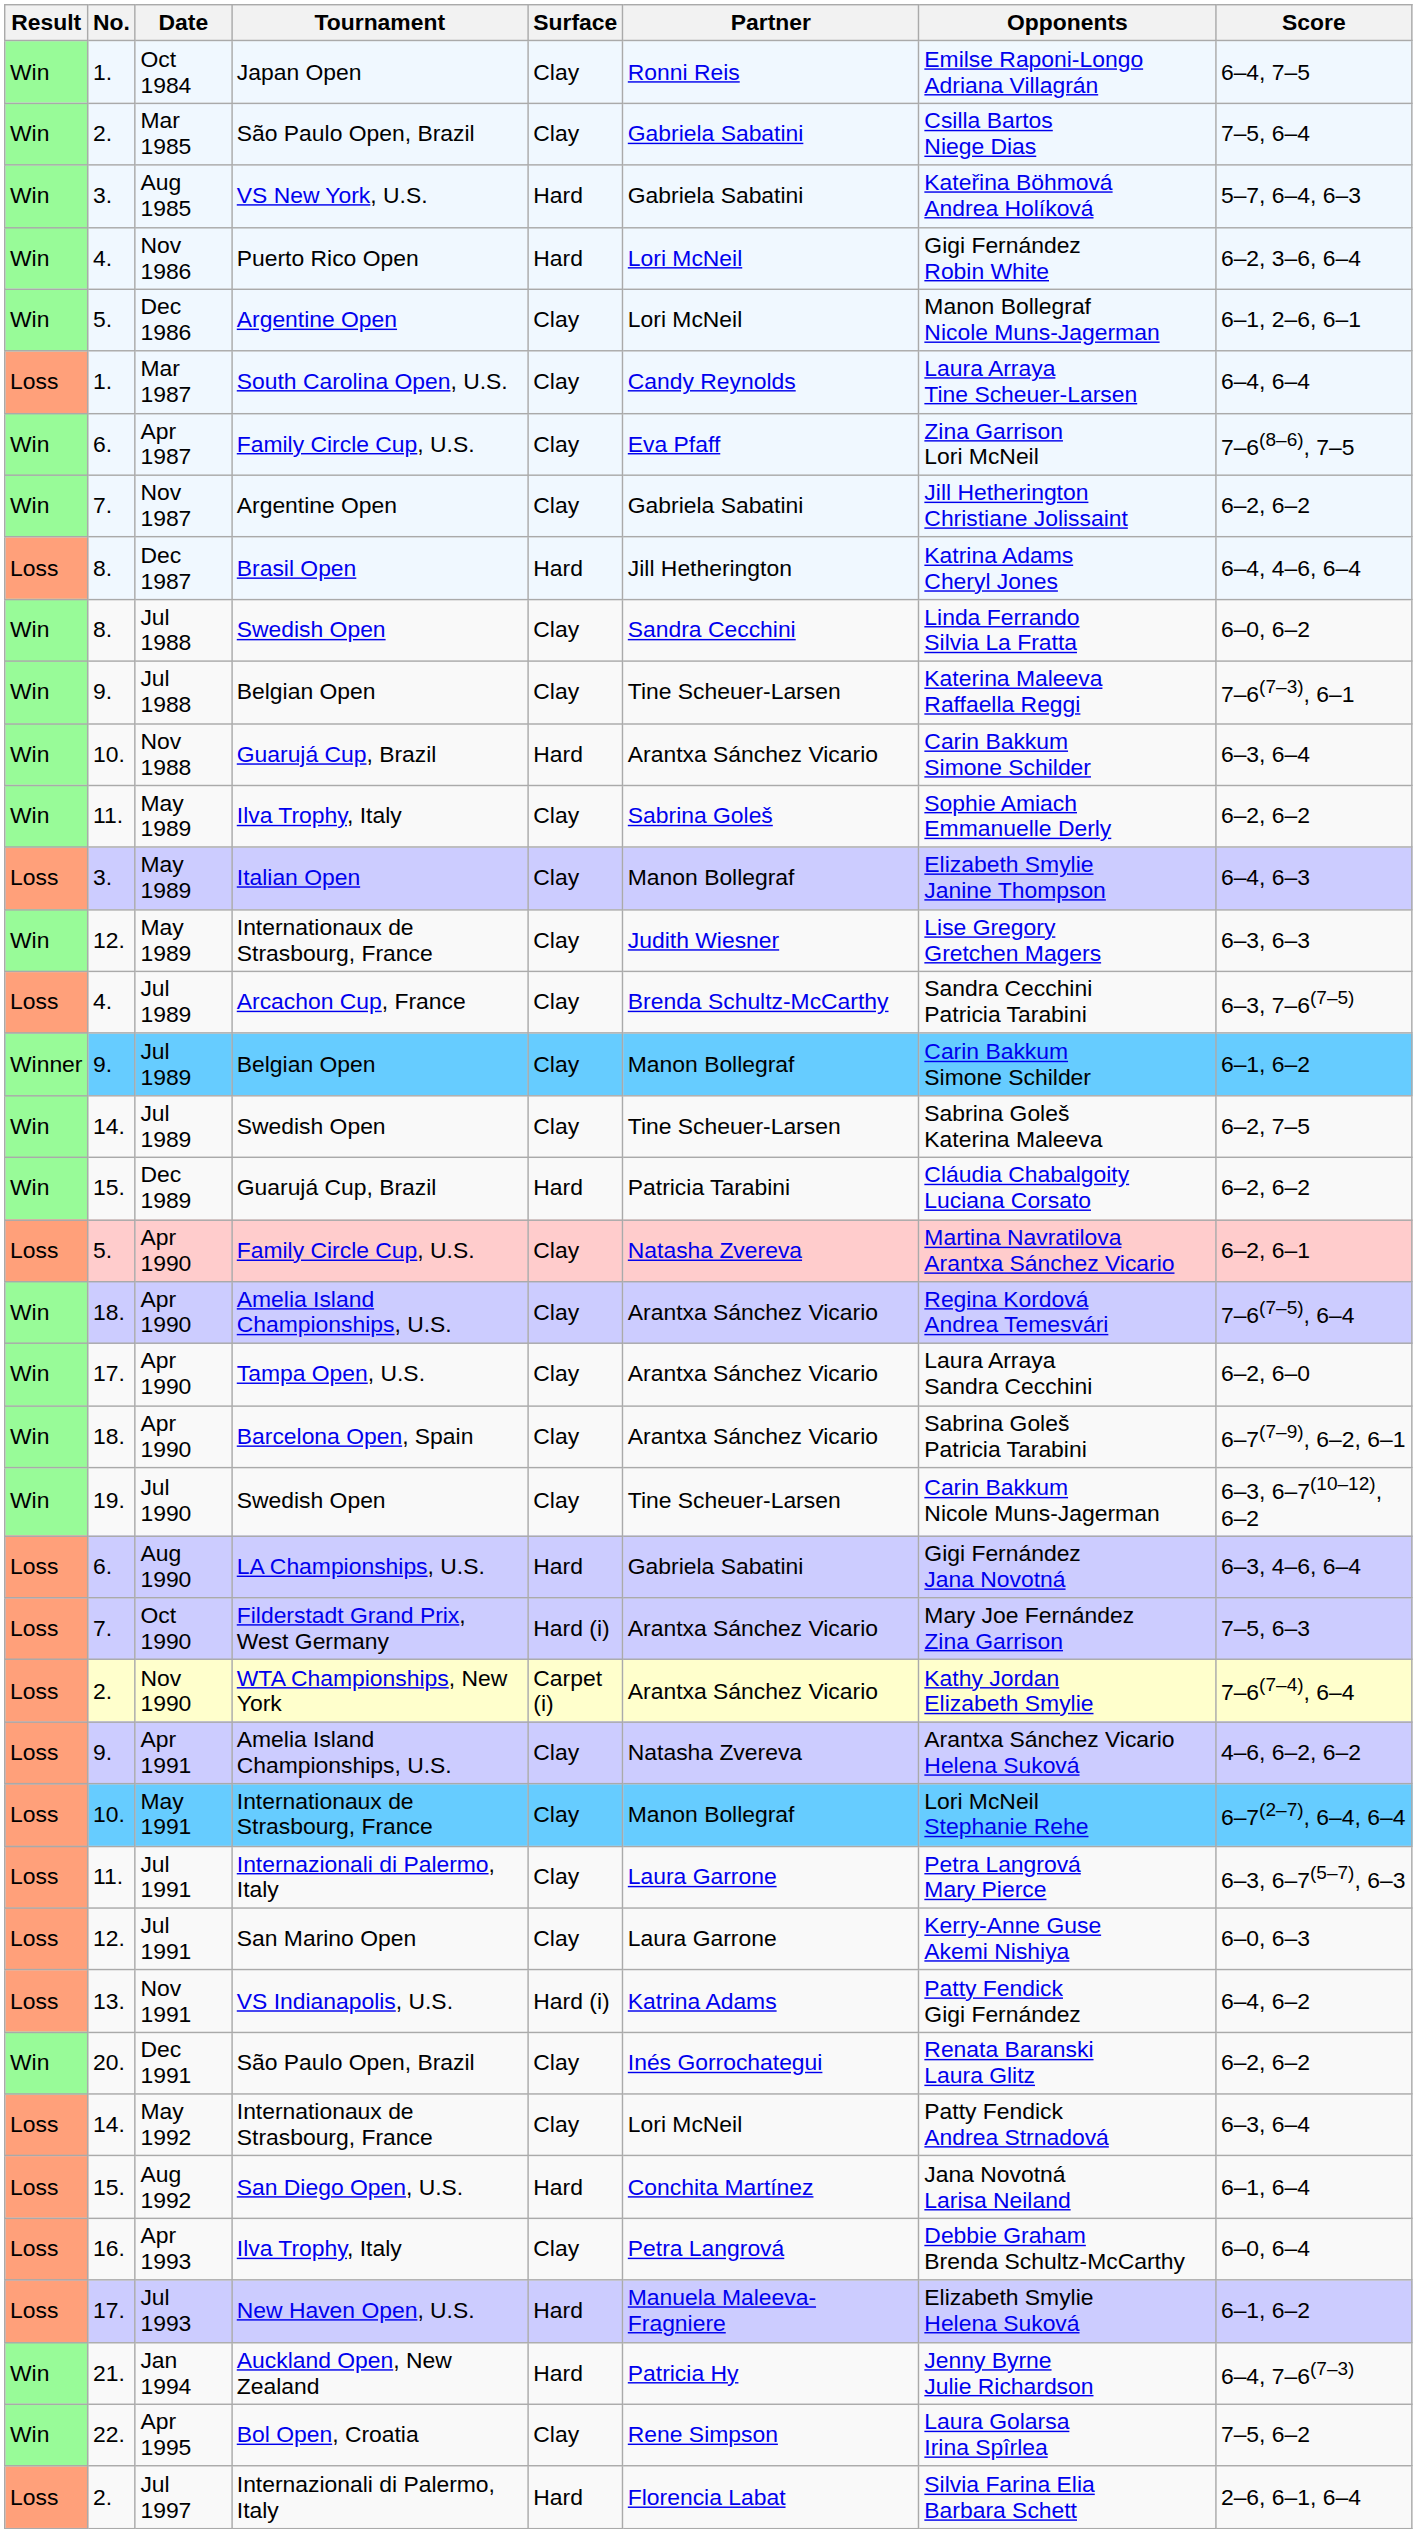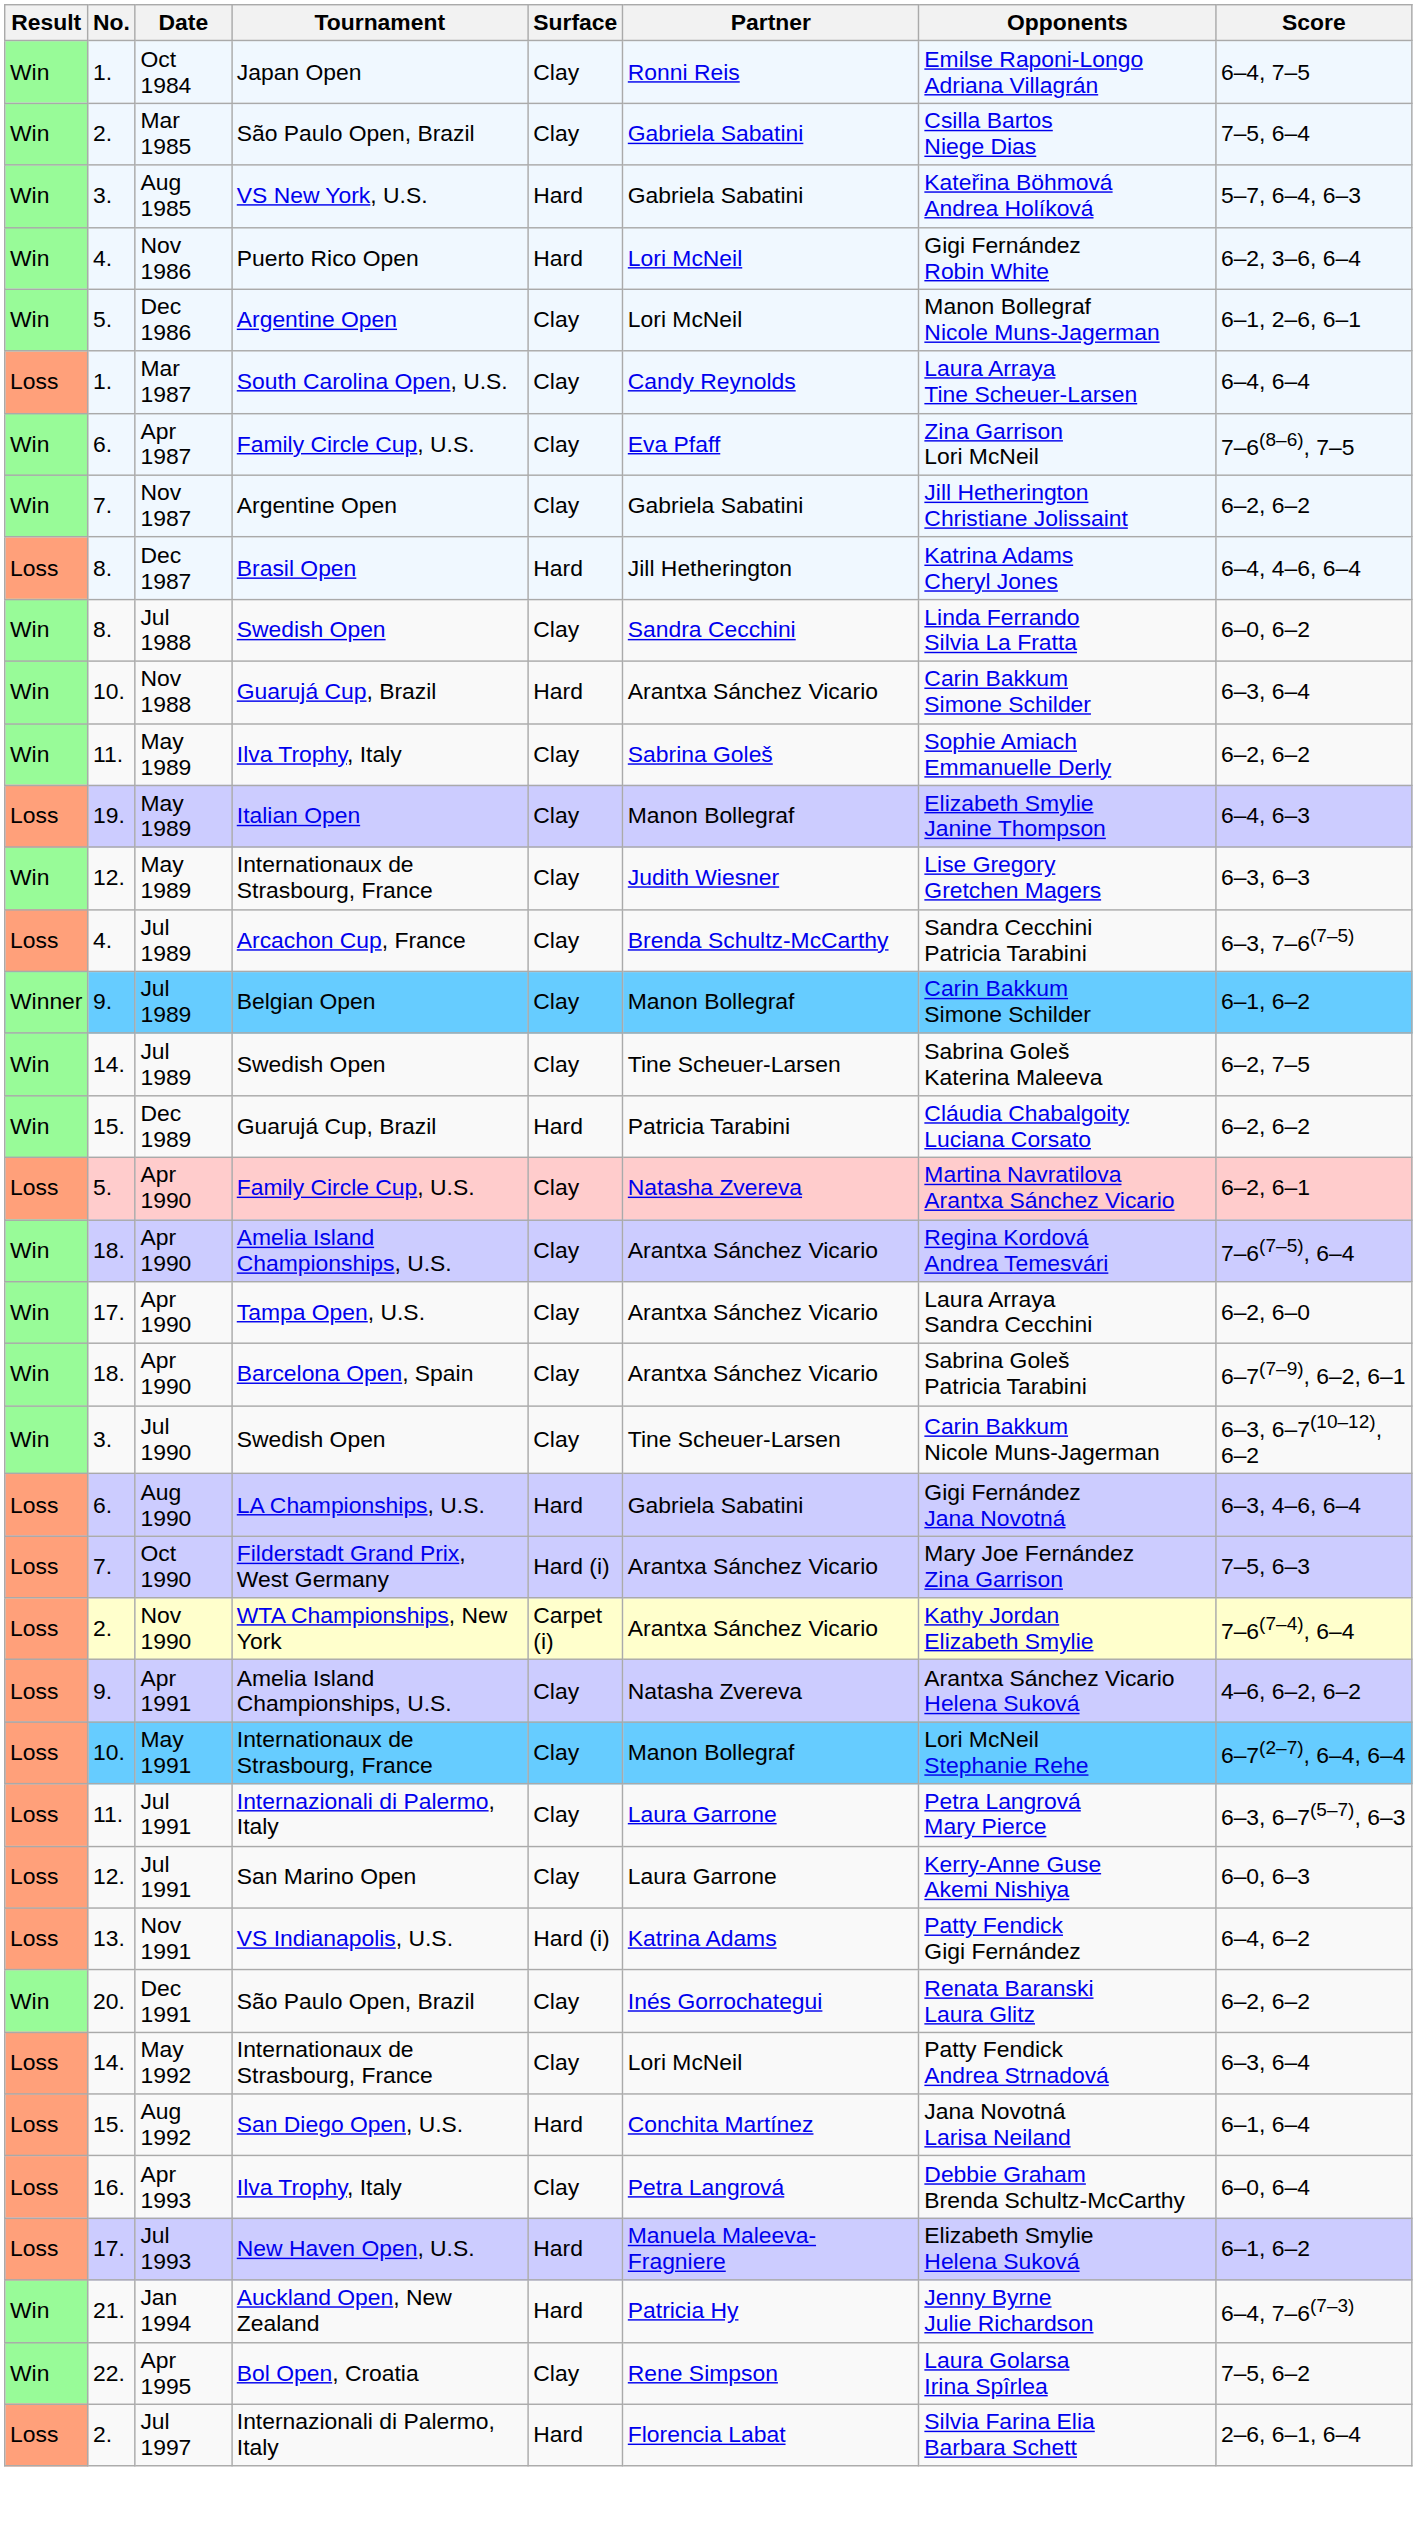- row: (166, 692)
(103, 878) 3. -> (109, 816) 19.
(109, 1501) 19. -> (103, 1439) 3.
